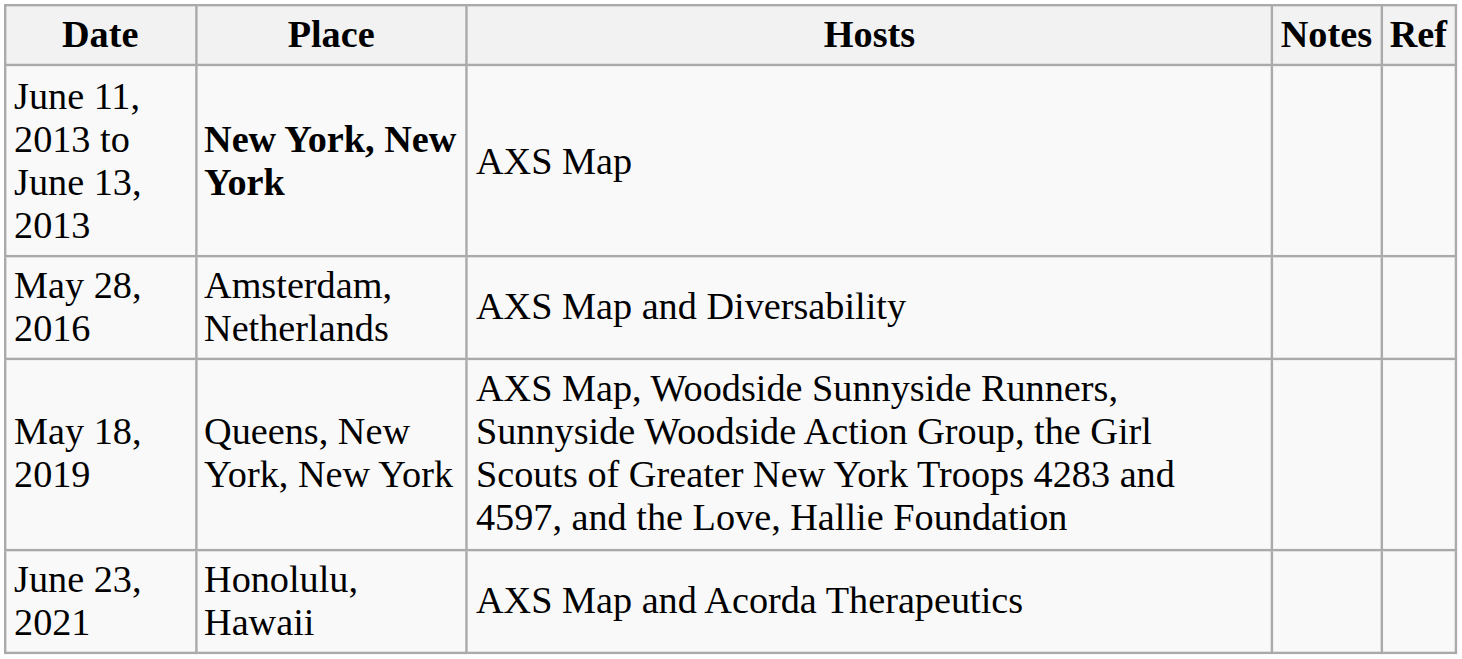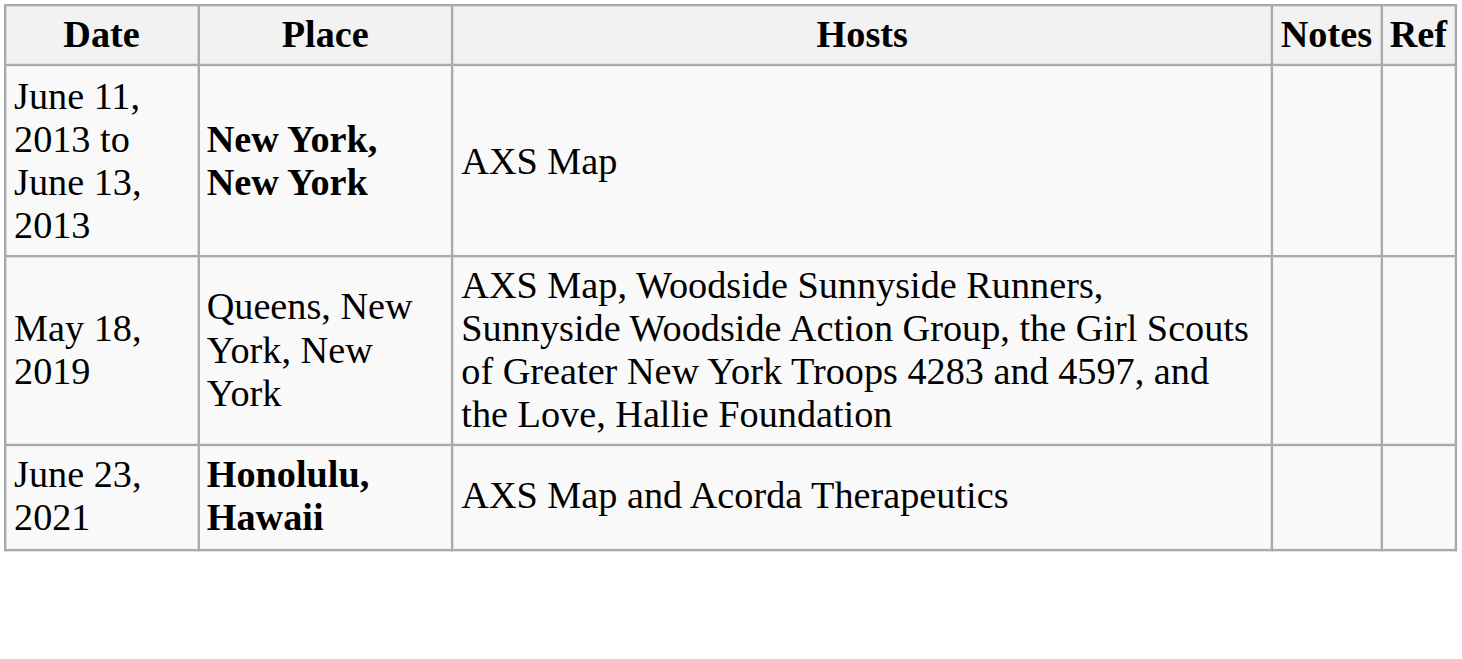- row: (78, 306)
(281, 600) normal -> (288, 496) bold
